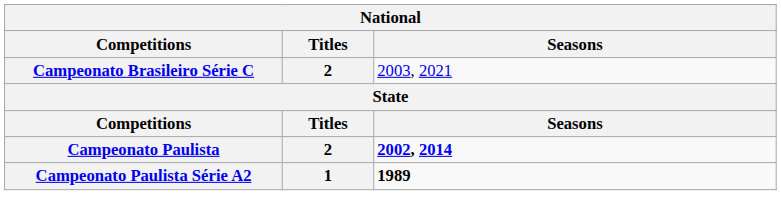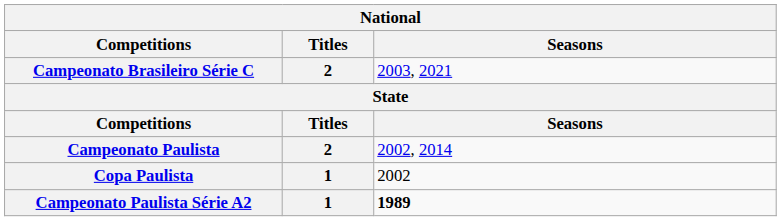(415, 149) bold -> (415, 149) normal
+ row: (144, 176)
